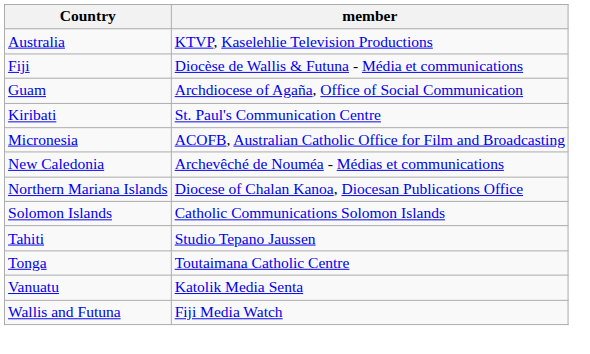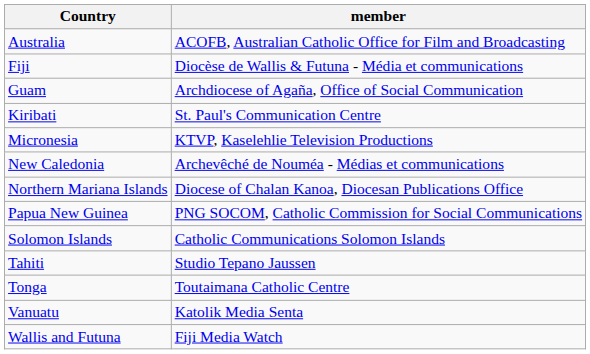(304, 41) KTVP, Kaselehlie Television Productions -> (370, 41) ACOFB, Australian Catholic Office for Film and Broadcasting
(370, 139) ACOFB, Australian Catholic Office for Film and Broadcasting -> (304, 139) KTVP, Kaselehlie Television Productions
+ row: (68, 213)
